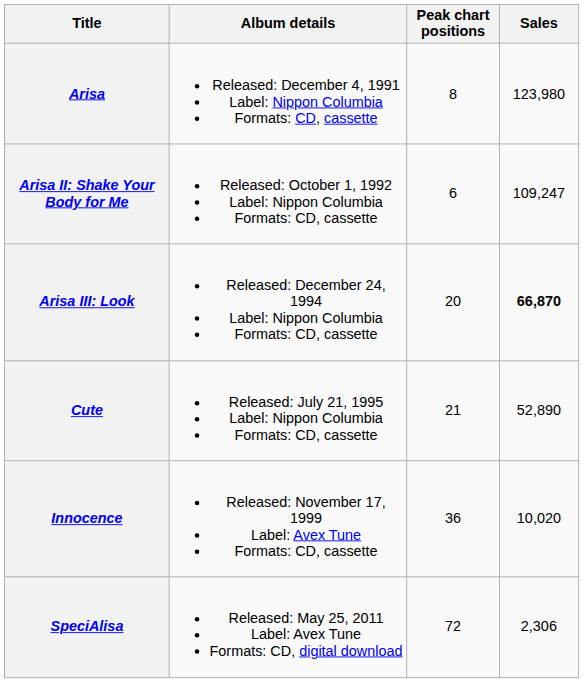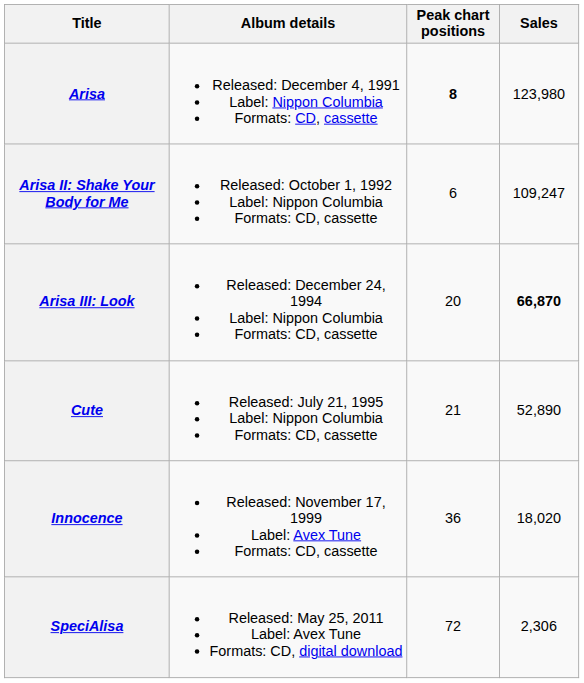(453, 93) normal -> (453, 93) bold
(539, 518) 10,020 -> (539, 518) 18,020
